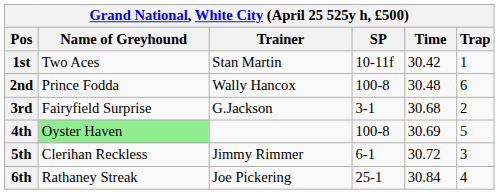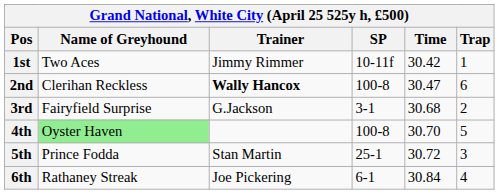(247, 62) Stan Martin -> (258, 62) Jimmy Rimmer
(80, 85) Prince Fodda -> (95, 85) Clerihan Reckless
(254, 85) normal -> (256, 85) bold
(424, 85) 30.48 -> (424, 85) 30.47
(424, 131) 30.69 -> (424, 131) 30.70
(95, 154) Clerihan Reckless -> (80, 154) Prince Fodda
(258, 154) Jimmy Rimmer -> (247, 154) Stan Martin
(365, 154) 6-1 -> (369, 154) 25-1
(369, 177) 25-1 -> (365, 177) 6-1
